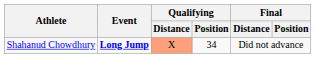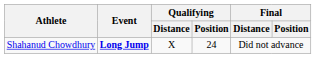(172, 45) lightsalmon background -> (172, 45) no background
(212, 45) 34 -> (212, 45) 24
